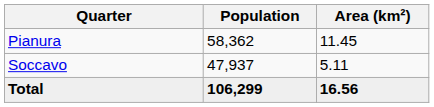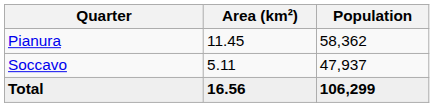columns swapped: (260, 16) <-> (373, 16)
